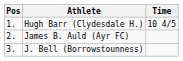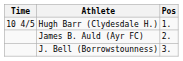columns swapped: (13, 11) <-> (162, 11)
